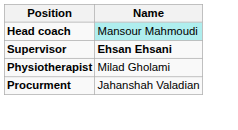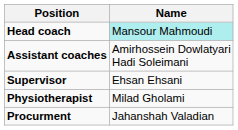+ row: (57, 55)
(135, 49) bold -> (147, 80) normal
